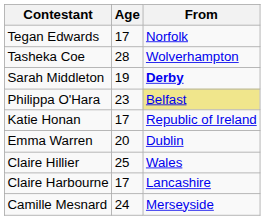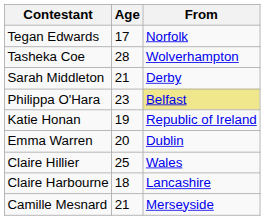(122, 78) 19 -> (122, 78) 21
(165, 78) bold -> (164, 78) normal
(122, 120) 17 -> (122, 120) 19
(122, 183) 17 -> (122, 183) 18
(122, 204) 24 -> (122, 204) 21
